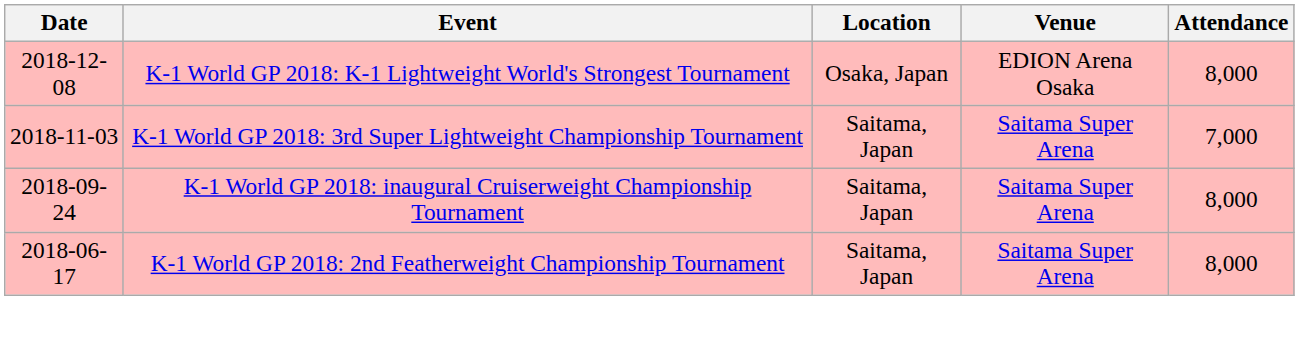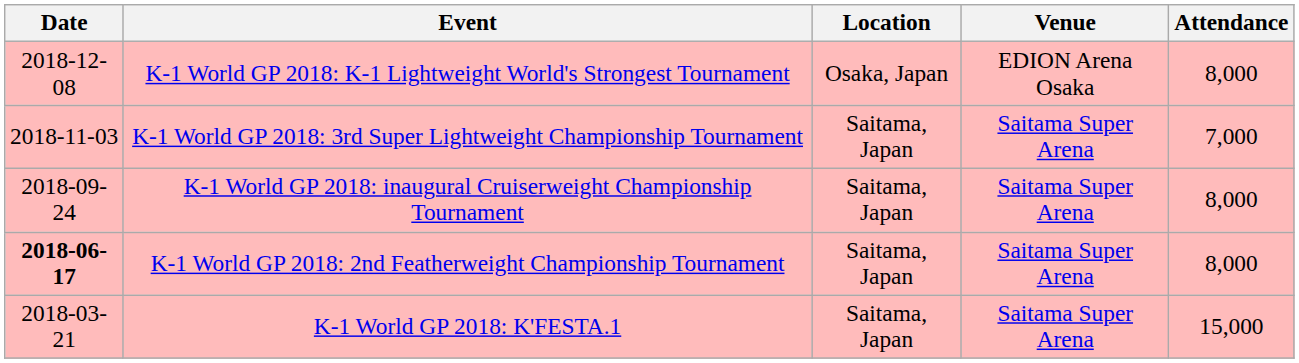(64, 263) normal -> (64, 263) bold
+ row: (468, 326)
